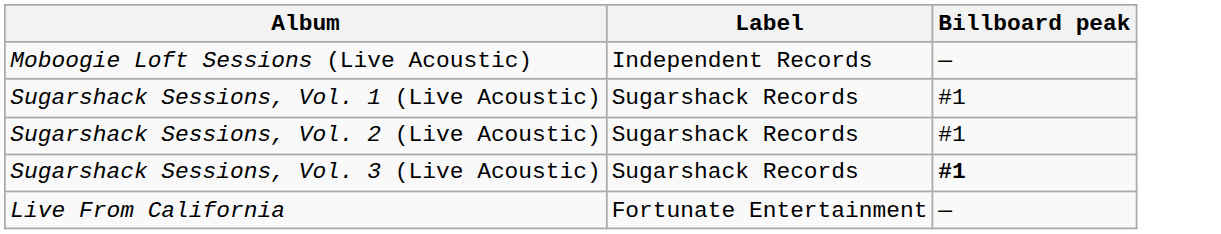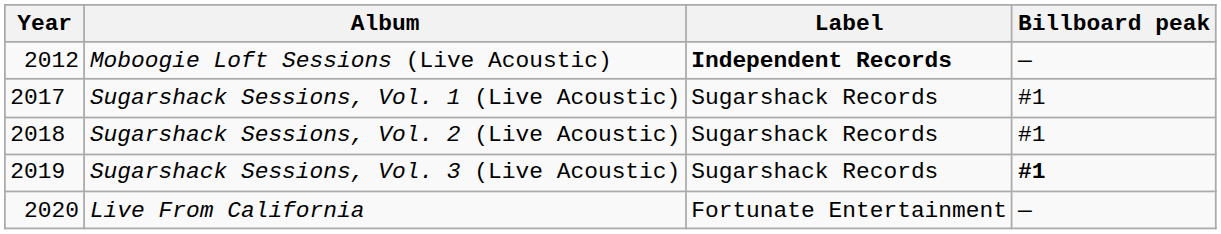+ column: (45, 24)
(742, 61) normal -> (822, 61) bold
